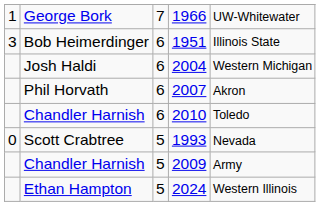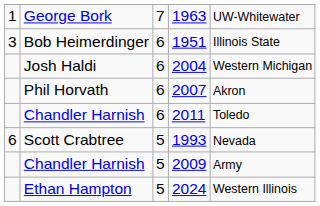(189, 16) 1966 -> (189, 16) 1963
(189, 115) 2010 -> (189, 115) 2011
(12, 139) 0 -> (12, 139) 6
